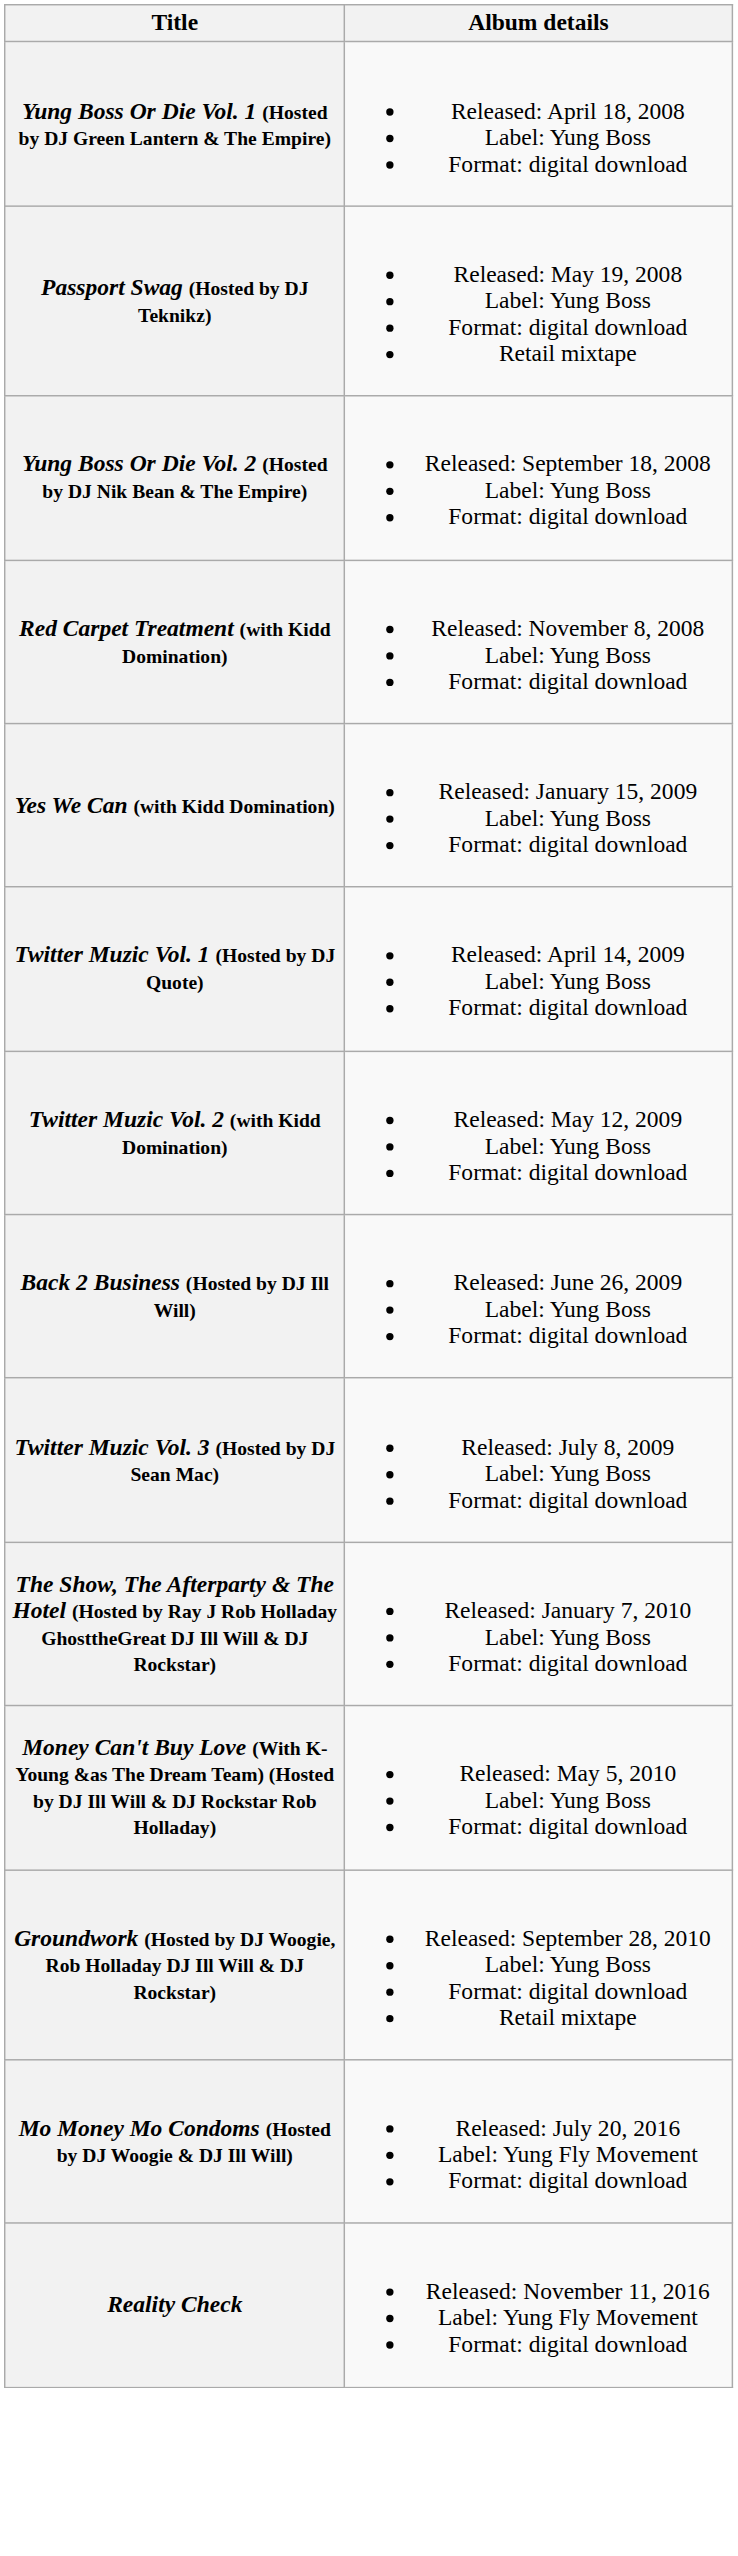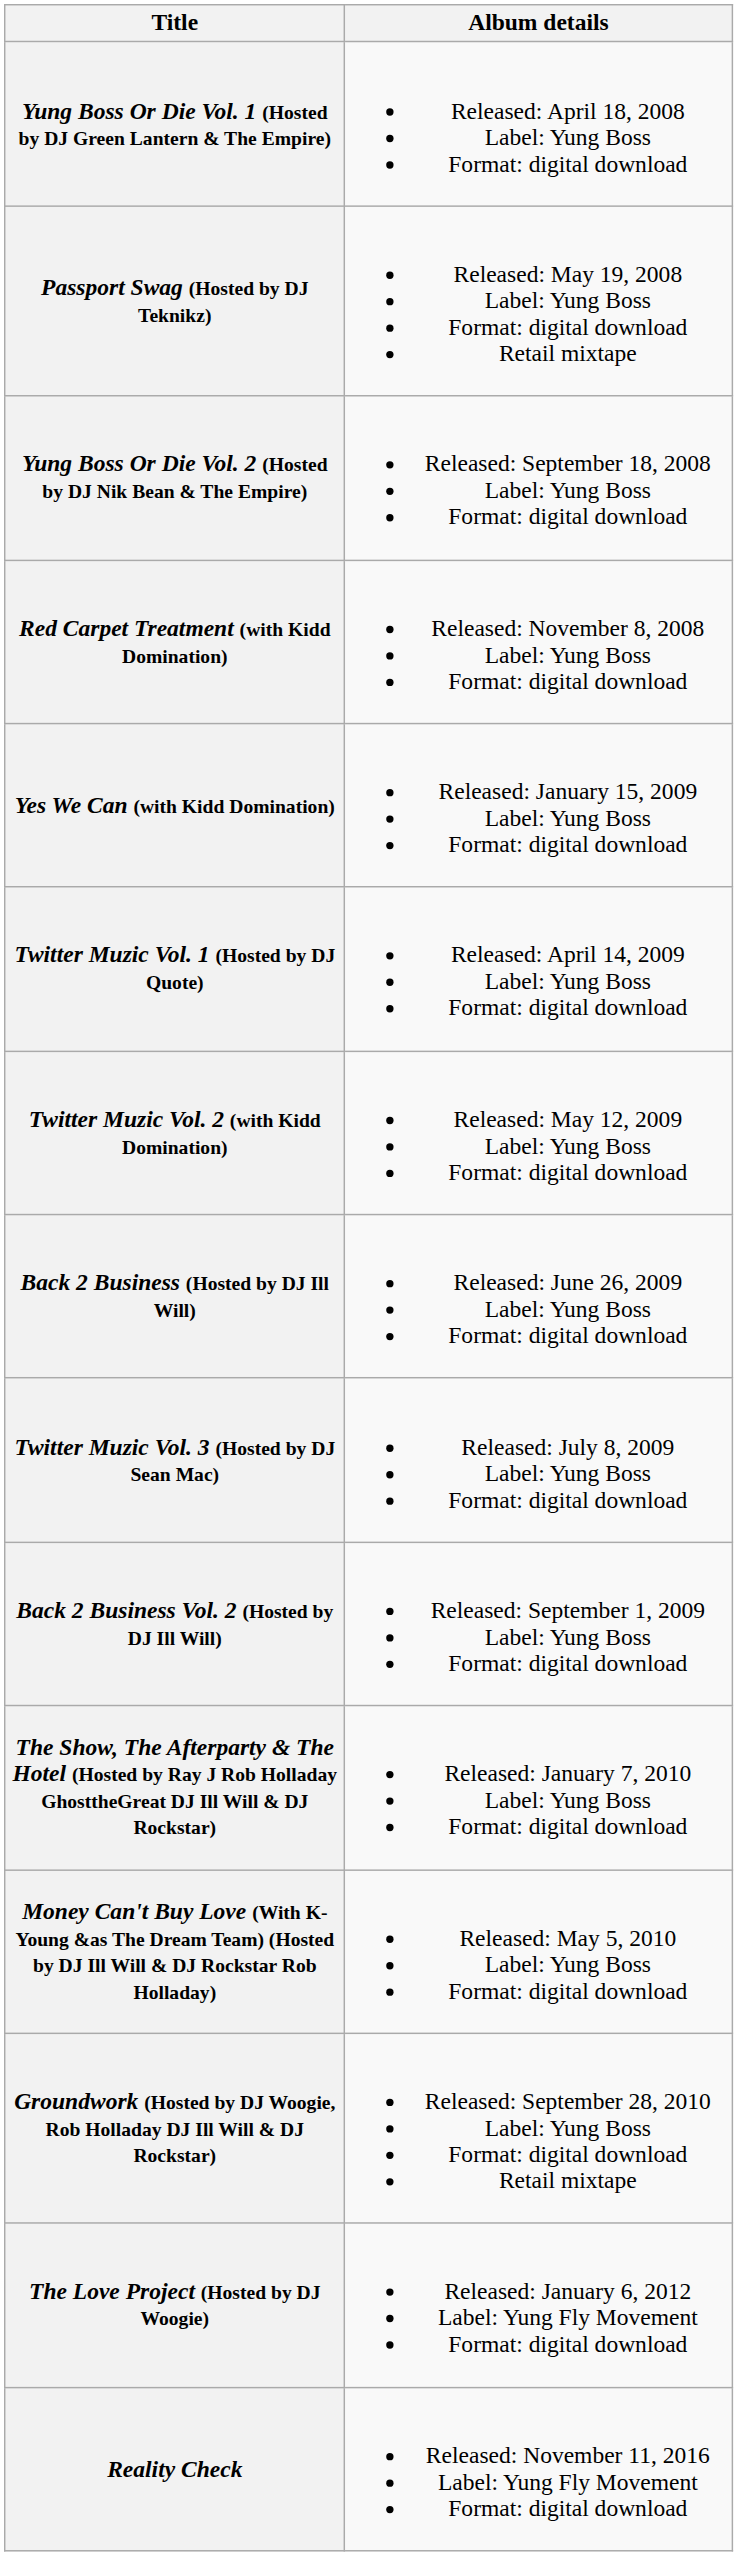+ row: (175, 1623)
+ row: (175, 2304)
- row: (175, 2141)
